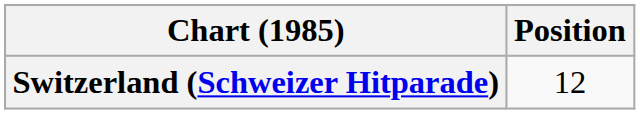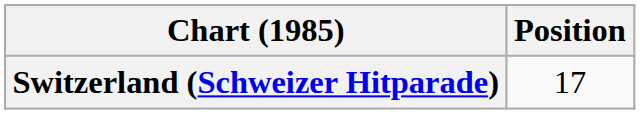(570, 81) 12 -> (570, 81) 17
